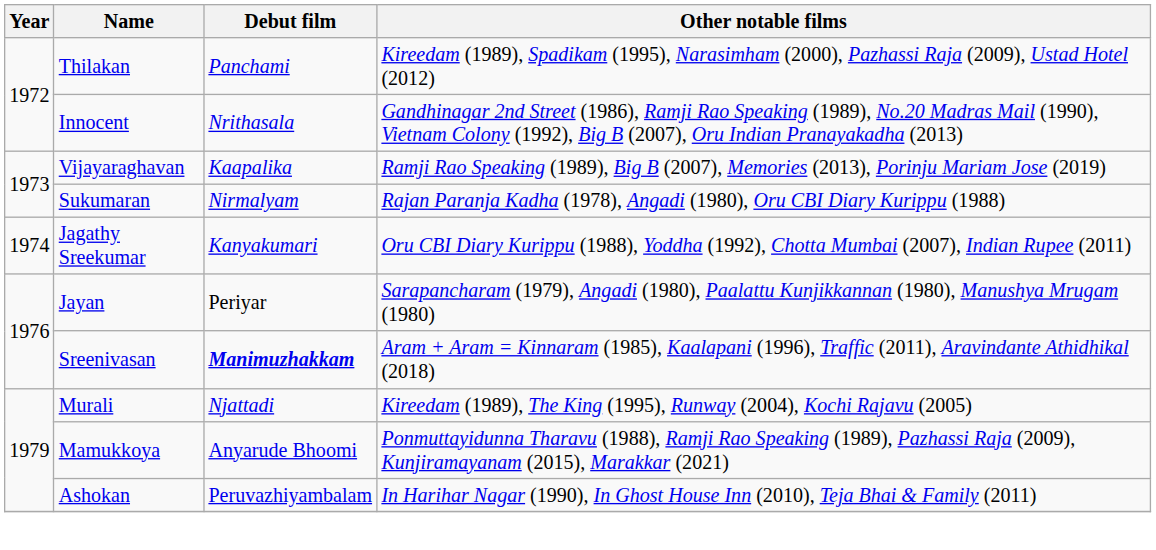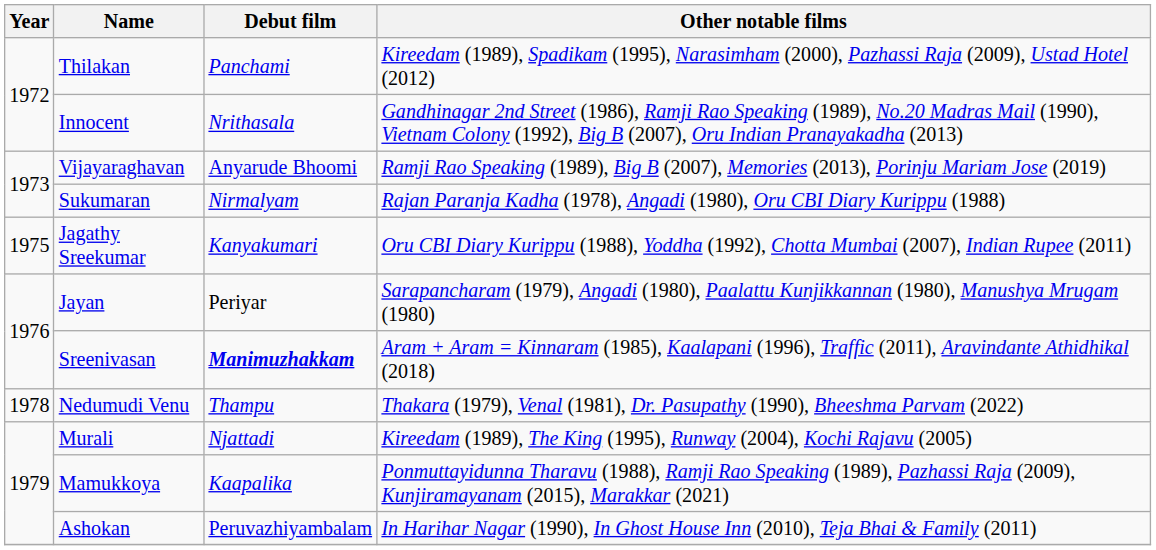(250, 167) Kaapalika -> (283, 167) Anyarude Bhoomi
(29, 246) 1974 -> (29, 246) 1975
+ row: (124, 404)
(283, 449) Anyarude Bhoomi -> (250, 482) Kaapalika
